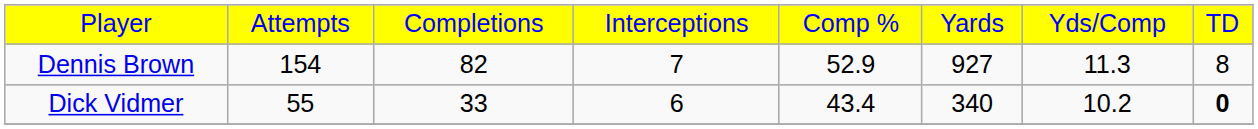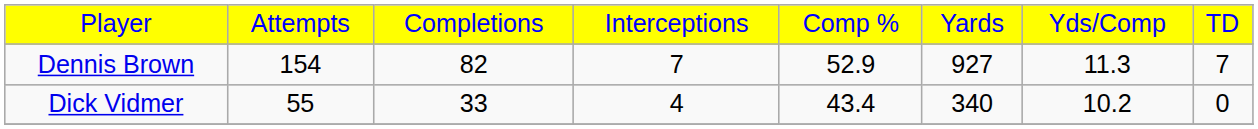(1222, 64) 8 -> (1222, 64) 7
(677, 104) 6 -> (677, 104) 4
(1222, 104) bold -> (1222, 104) normal
